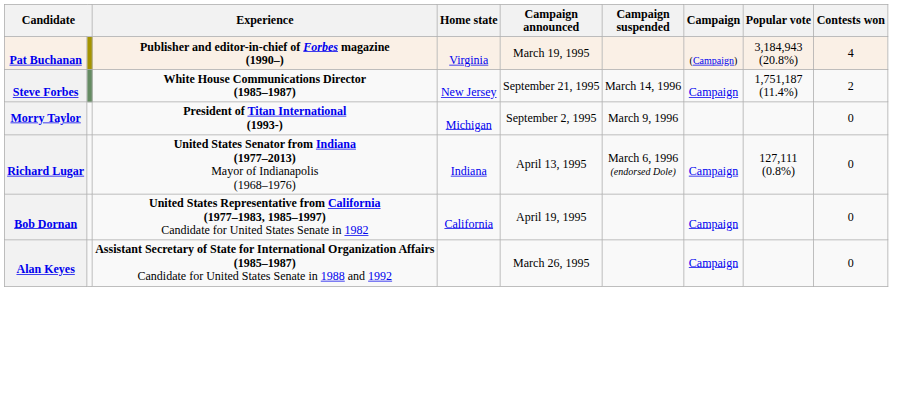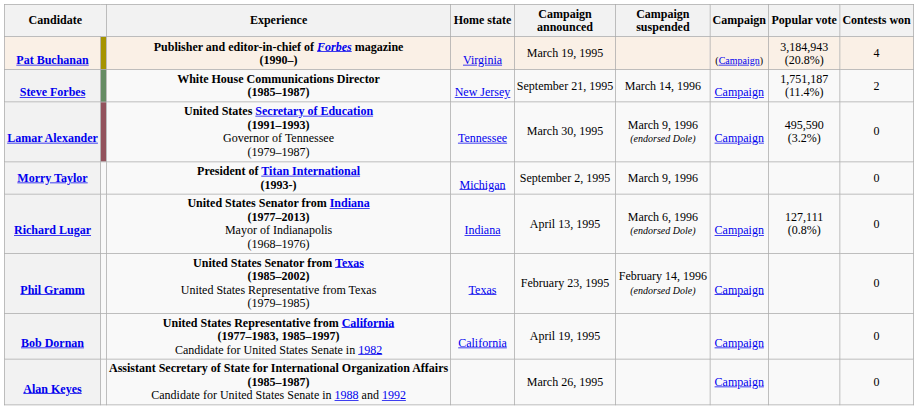+ row: (53, 138)
+ row: (53, 290)
